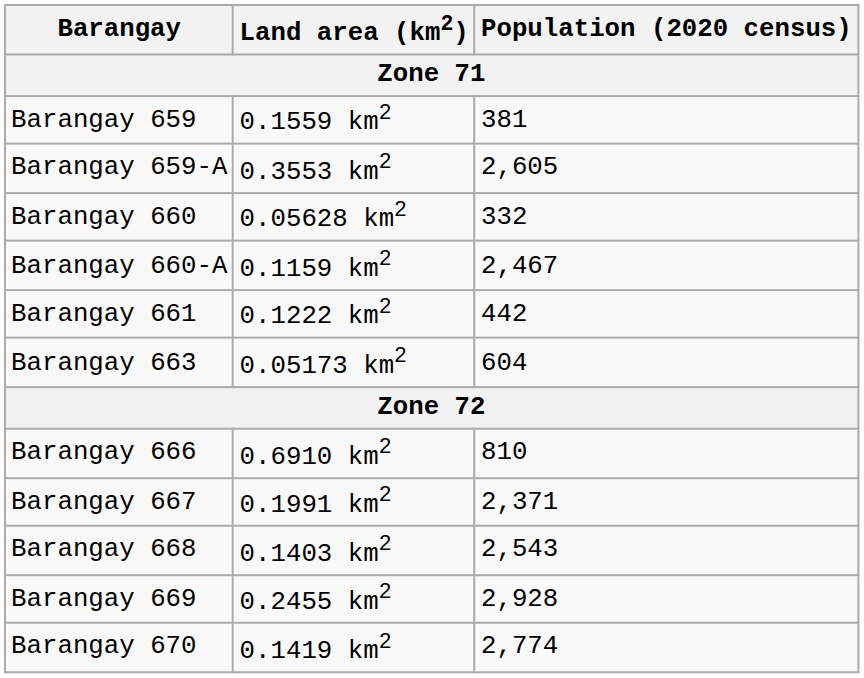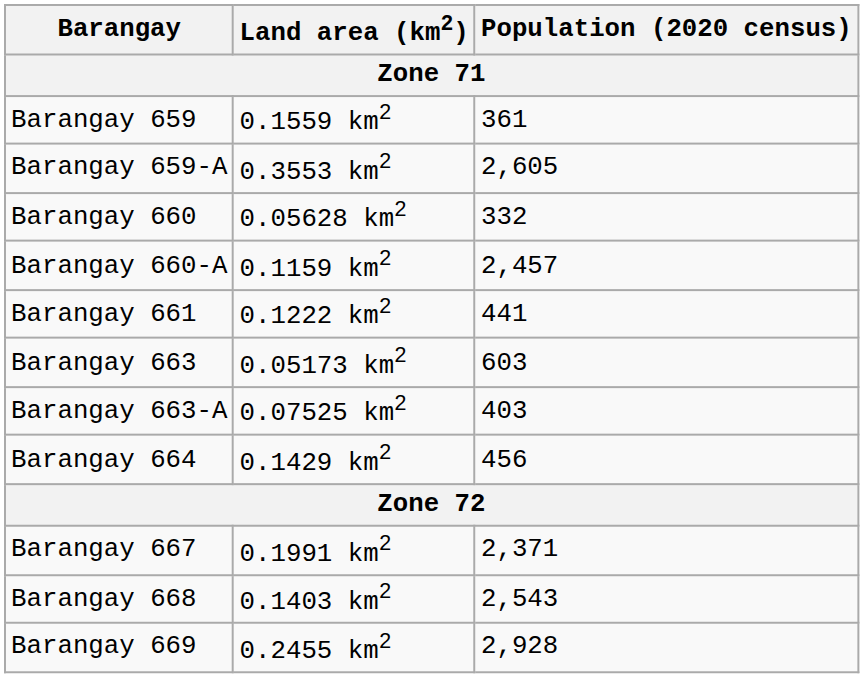(504, 120) 381 -> (504, 120) 361
(520, 265) 2,467 -> (520, 265) 2,457
(504, 314) 442 -> (504, 314) 441
(504, 362) 604 -> (504, 362) 603
+ row: (119, 411)
+ row: (104, 460)
- row: (104, 453)
- row: (104, 647)
